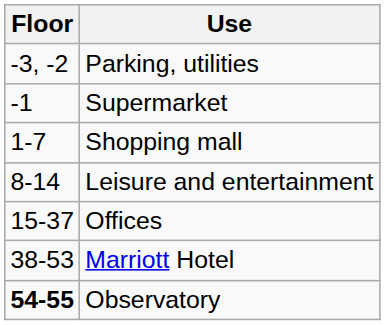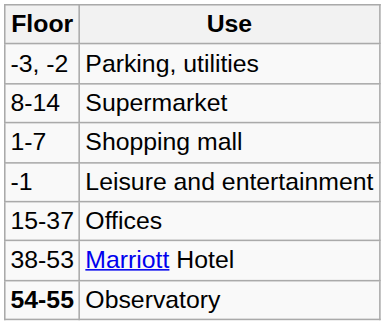(22, 102) -1 -> (35, 102) 8-14
(35, 181) 8-14 -> (22, 181) -1
